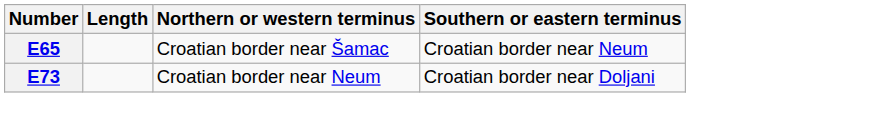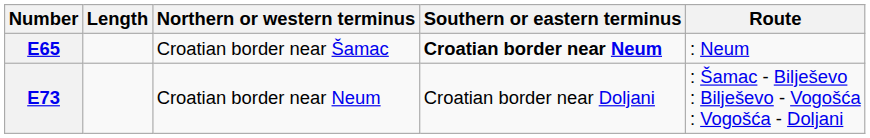+ column: (775, 19)
(536, 48) normal -> (543, 48) bold
